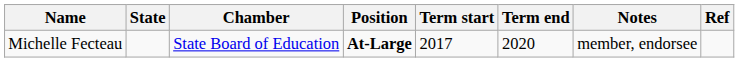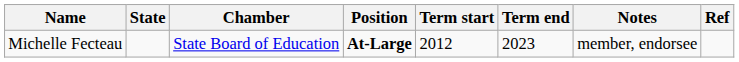(436, 43) 2017 -> (436, 43) 2012
(518, 43) 2020 -> (518, 43) 2023
